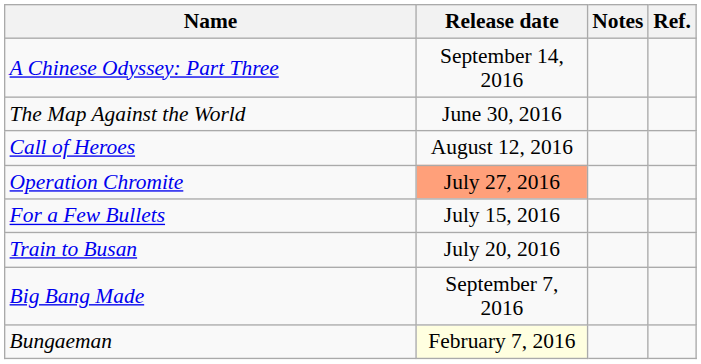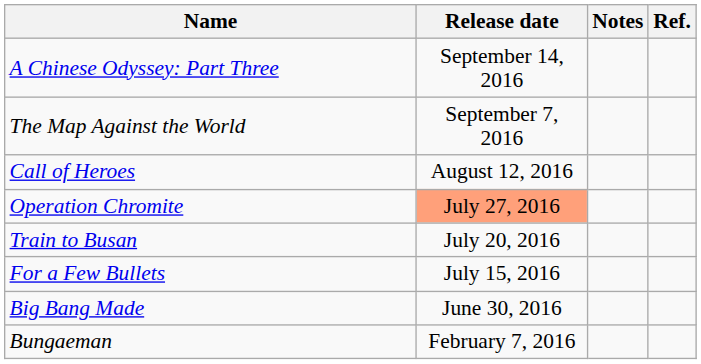(502, 113) June 30, 2016 -> (502, 125) September 7, 2016
rows swapped: (73, 249) <-> (87, 215)
(502, 295) September 7, 2016 -> (502, 307) June 30, 2016
(502, 341) lightyellow background -> (502, 341) no background
